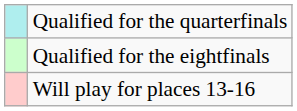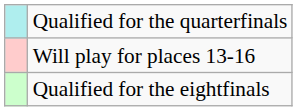rows swapped: (151, 55) <-> (144, 88)
